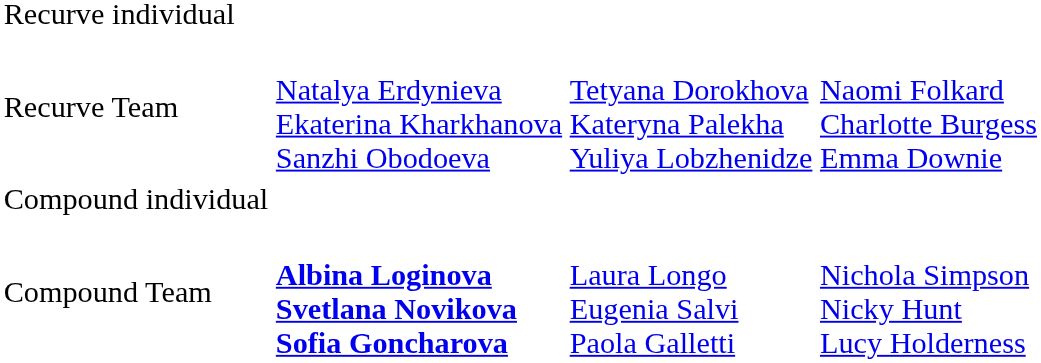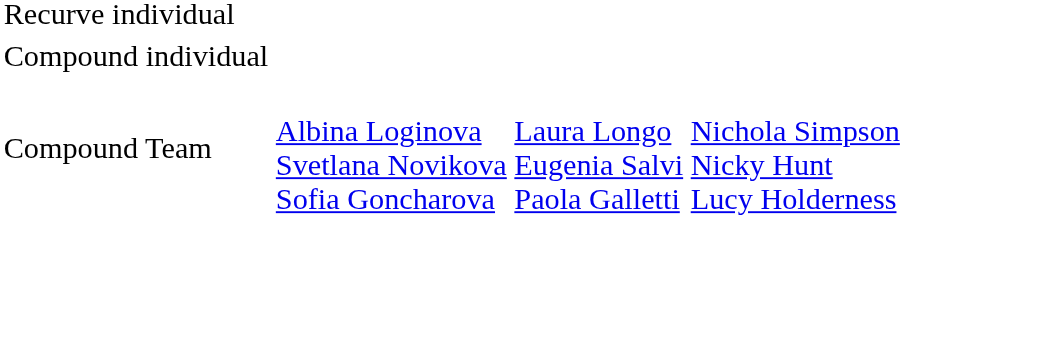- row: (91, 106)
(396, 309) bold -> (391, 165) normal
